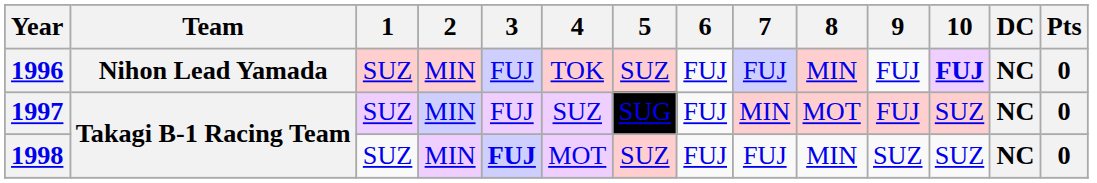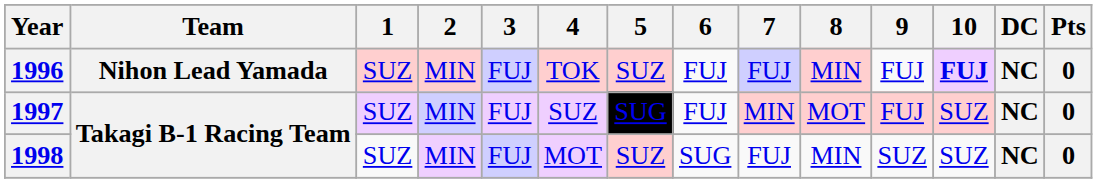(512, 156) bold -> (510, 156) normal
(705, 156) FUJ -> (705, 156) SUG
